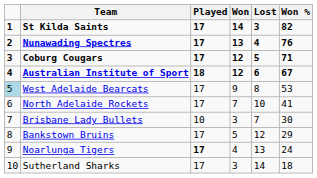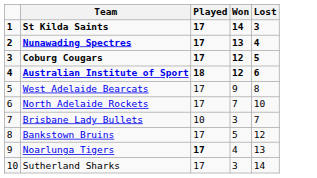- column: (296, 12)
(10, 89) lightblue background -> (10, 89) no background
